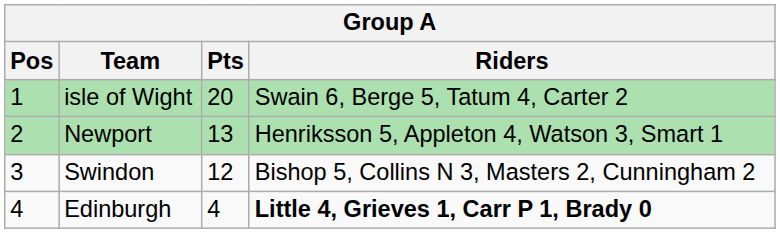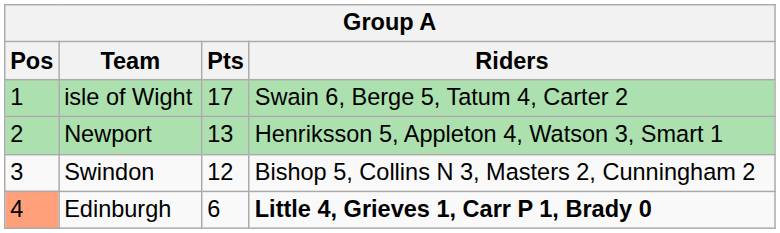(220, 97) 20 -> (220, 97) 17
(17, 209) no background -> (17, 209) lightsalmon background
(214, 209) 4 -> (214, 209) 6
